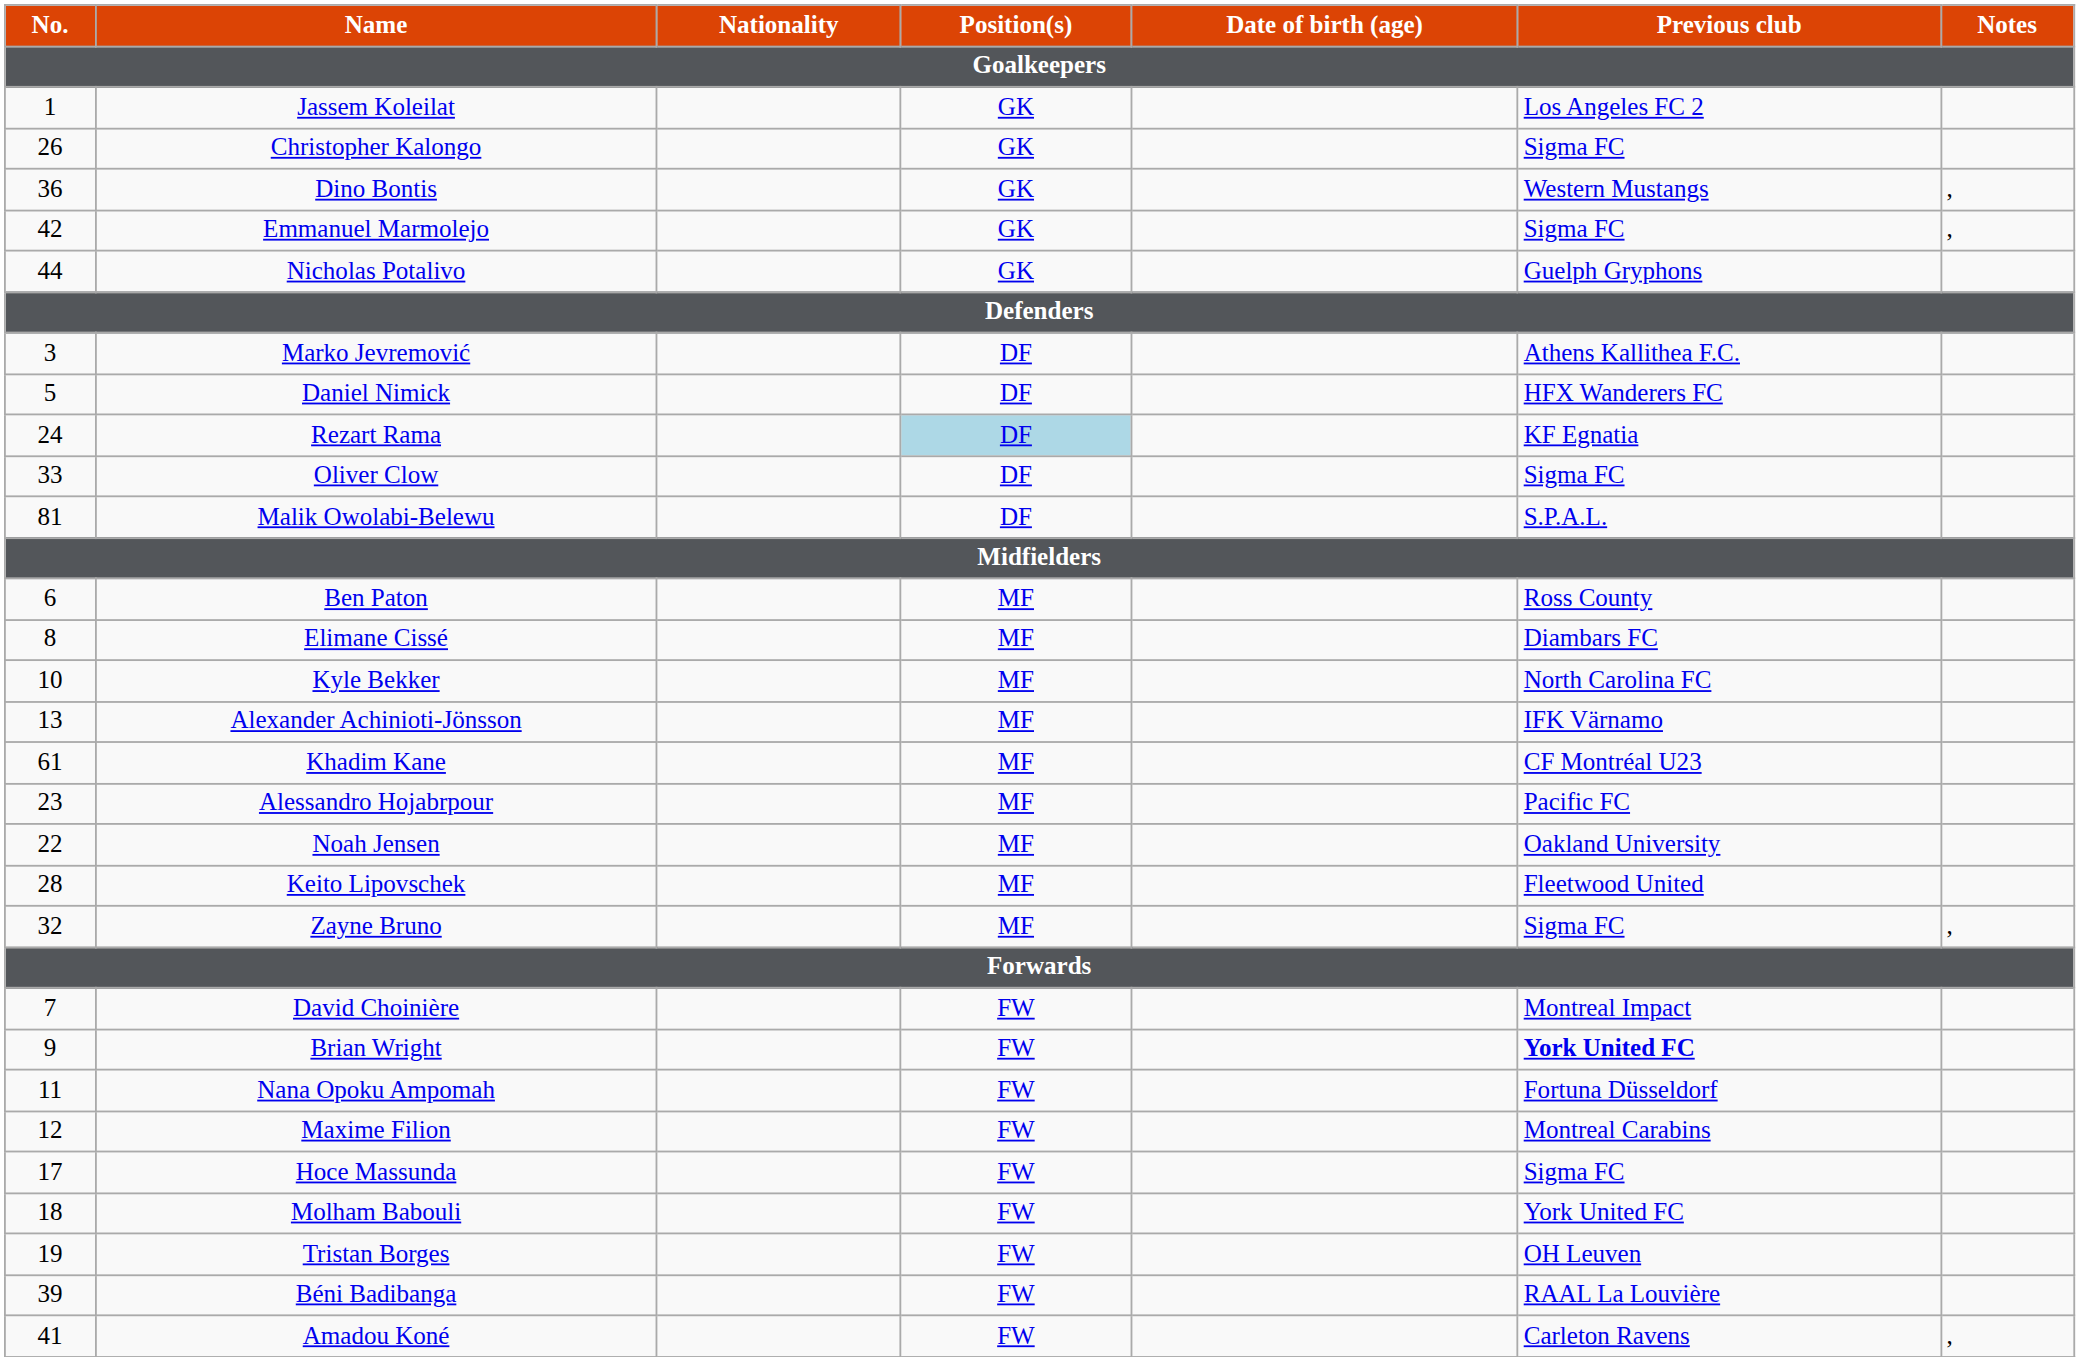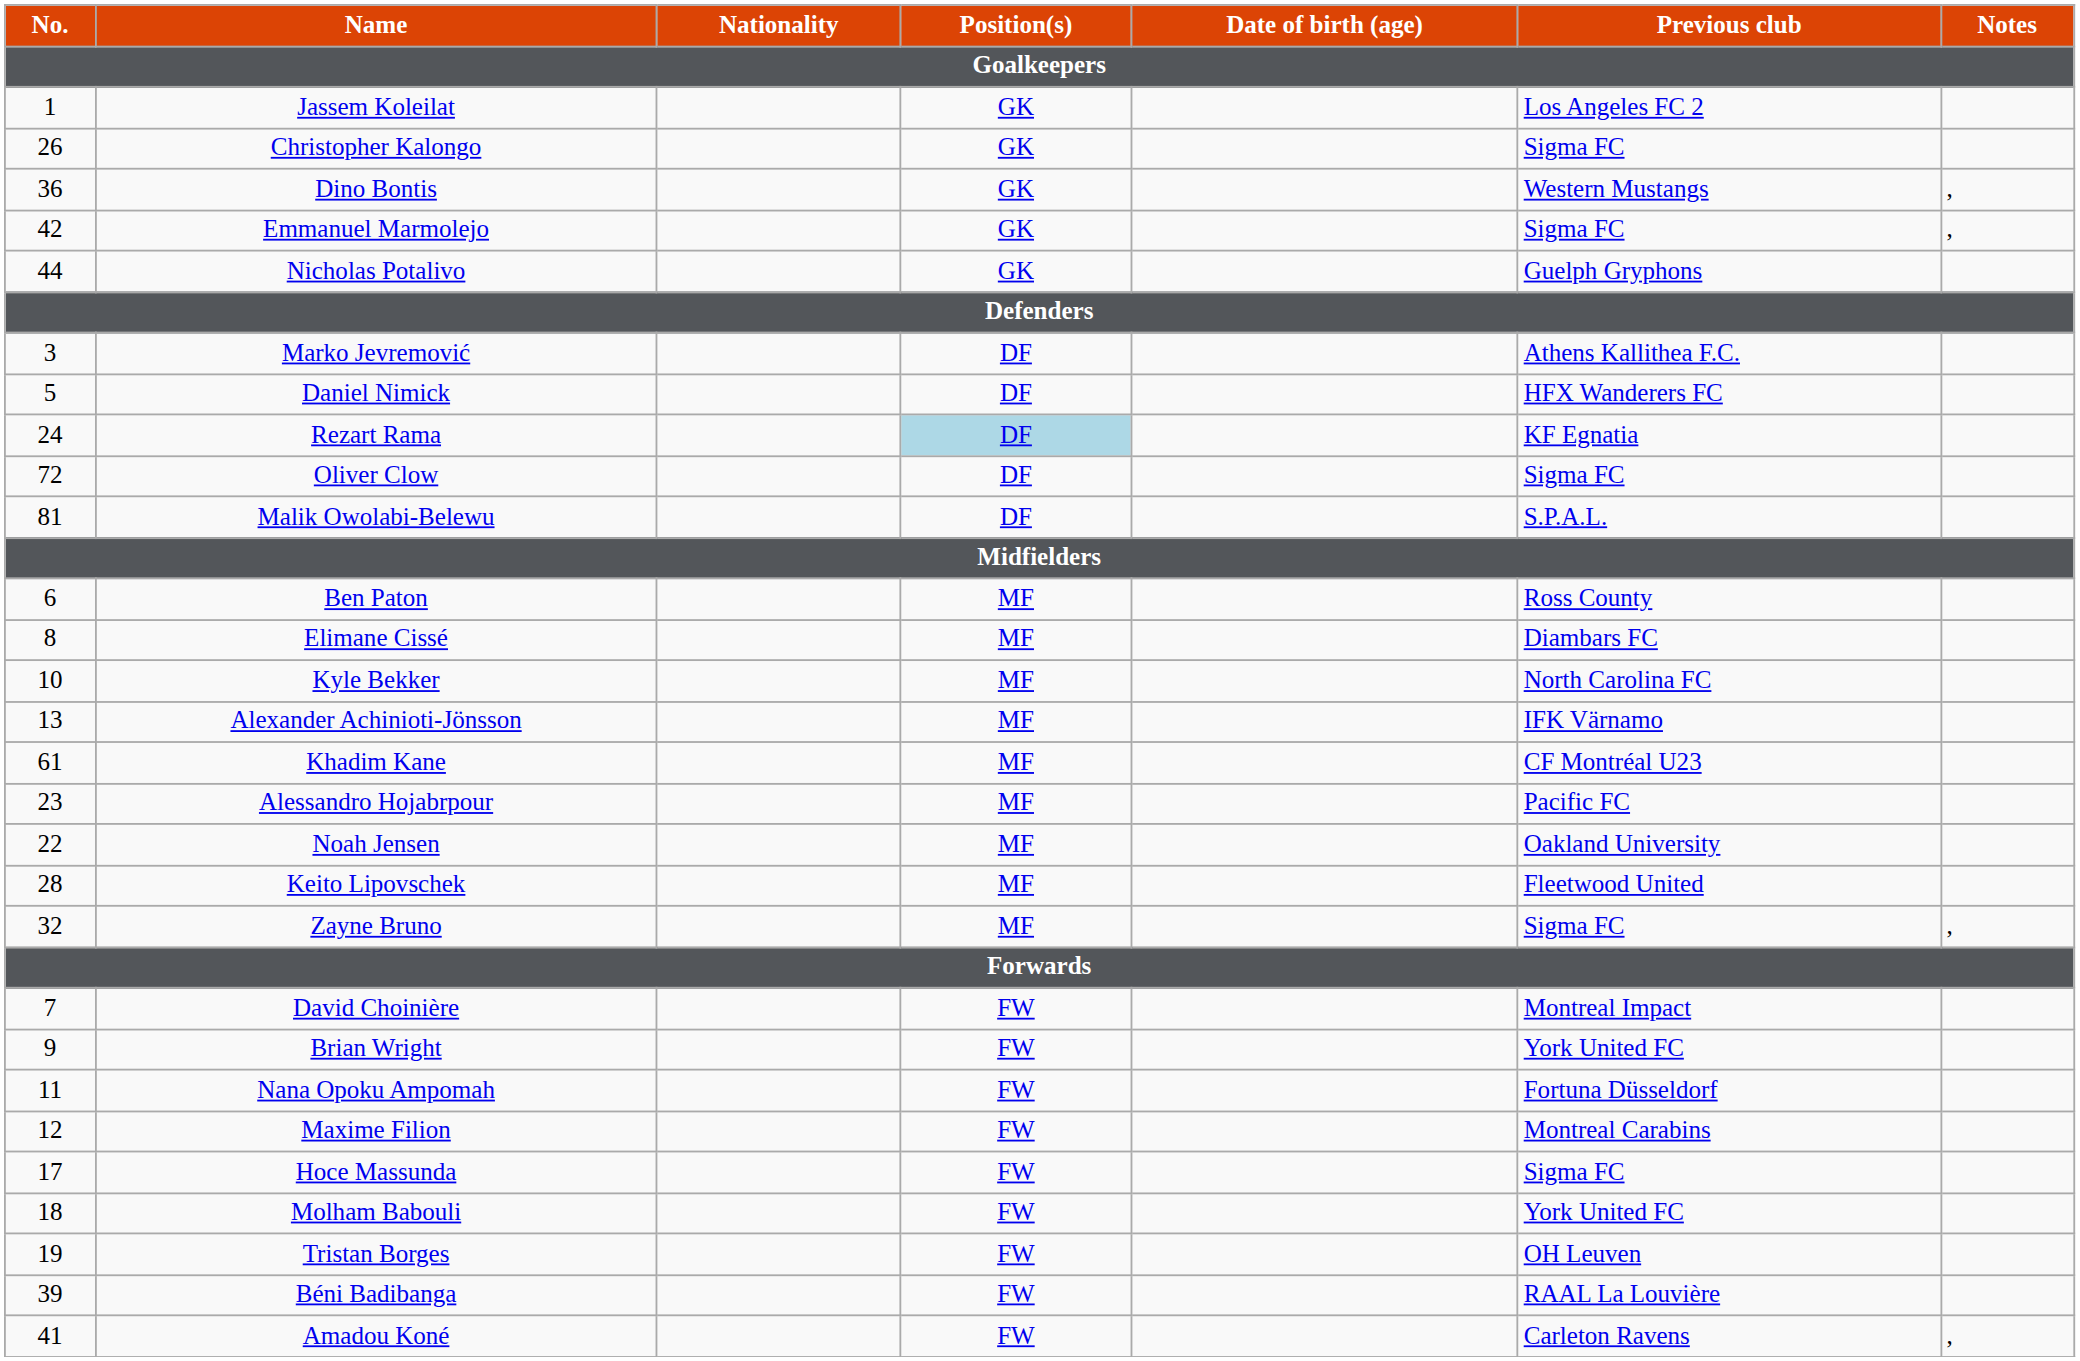(50, 475) 33 -> (50, 475) 72
(1609, 1048) bold -> (1604, 1048) normal
